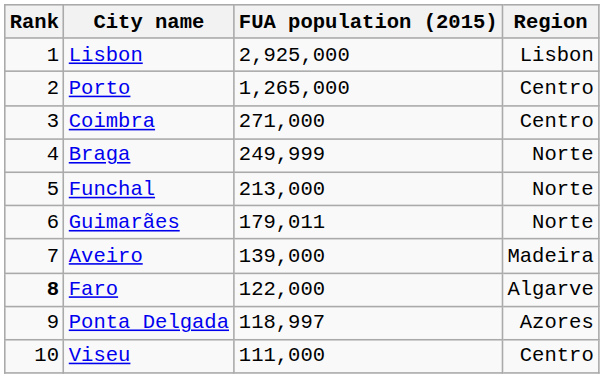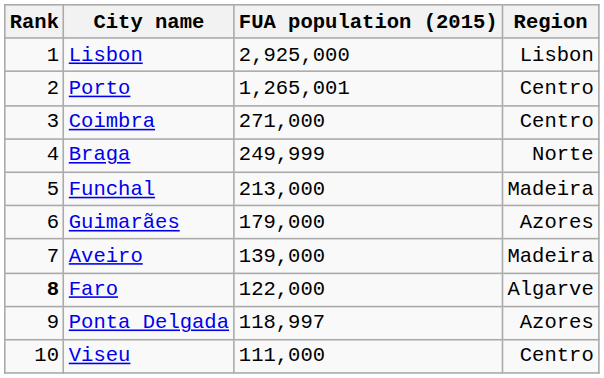(294, 88) 1,265,000 -> (294, 88) 1,265,001
(563, 189) Norte -> (551, 189) Madeira
(282, 222) 179,011 -> (282, 222) 179,000
(563, 222) Norte -> (557, 222) Azores
